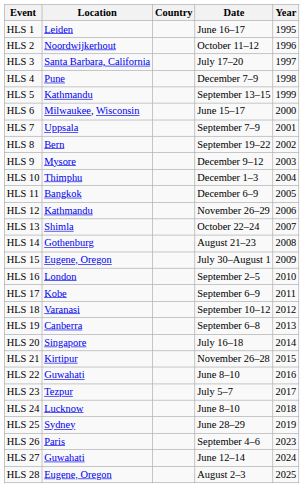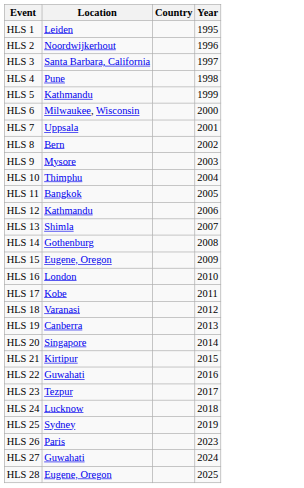- column: (234, 12)
